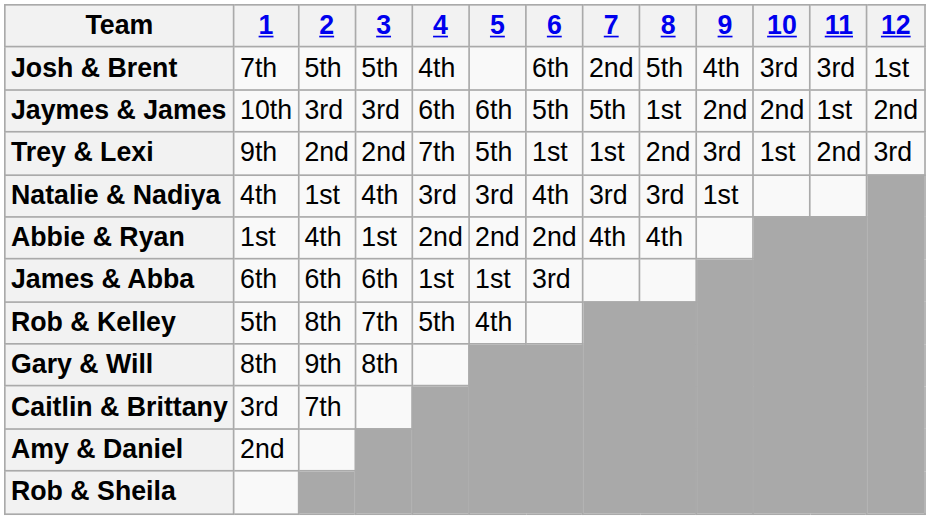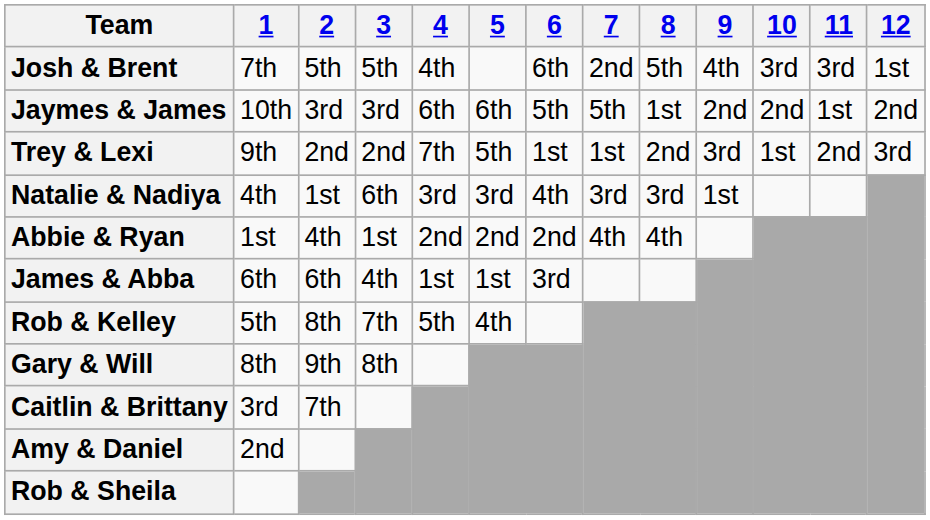(380, 195) 4th -> (380, 195) 6th
(380, 279) 6th -> (380, 279) 4th
